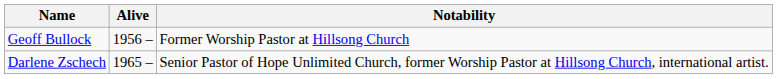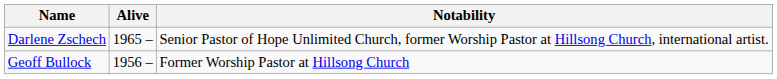rows swapped: (50, 39) <-> (57, 62)
